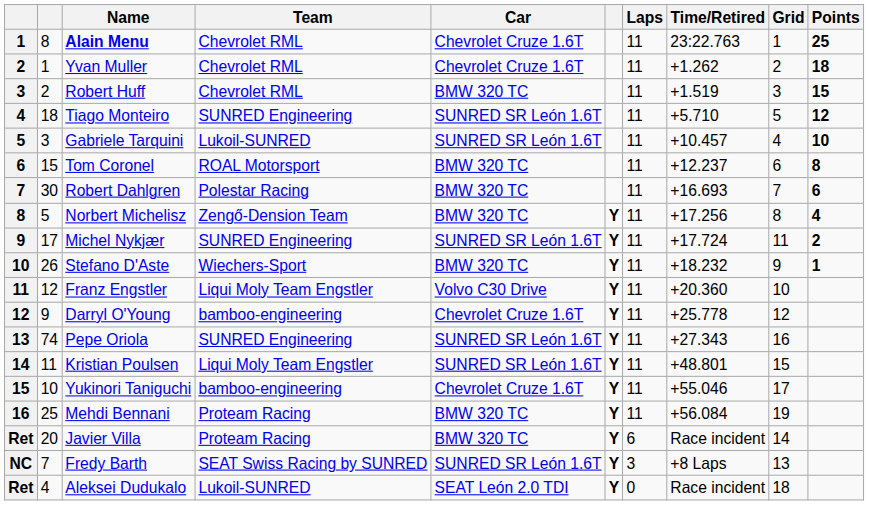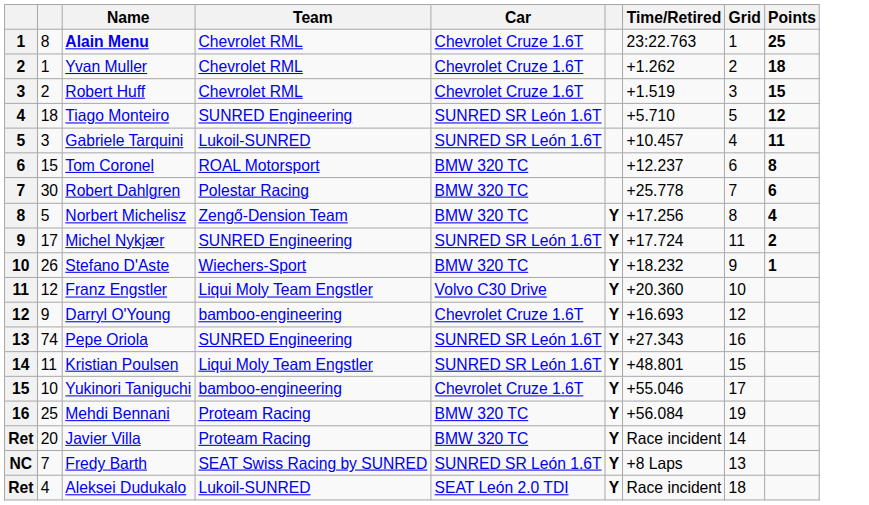- column: (645, 17)
(481, 91) BMW 320 TC -> (509, 91) Chevrolet Cruze 1.6T
(821, 141) 10 -> (776, 141) 11
(699, 191) +16.693 -> (655, 191) +25.778
(699, 315) +25.778 -> (655, 315) +16.693
